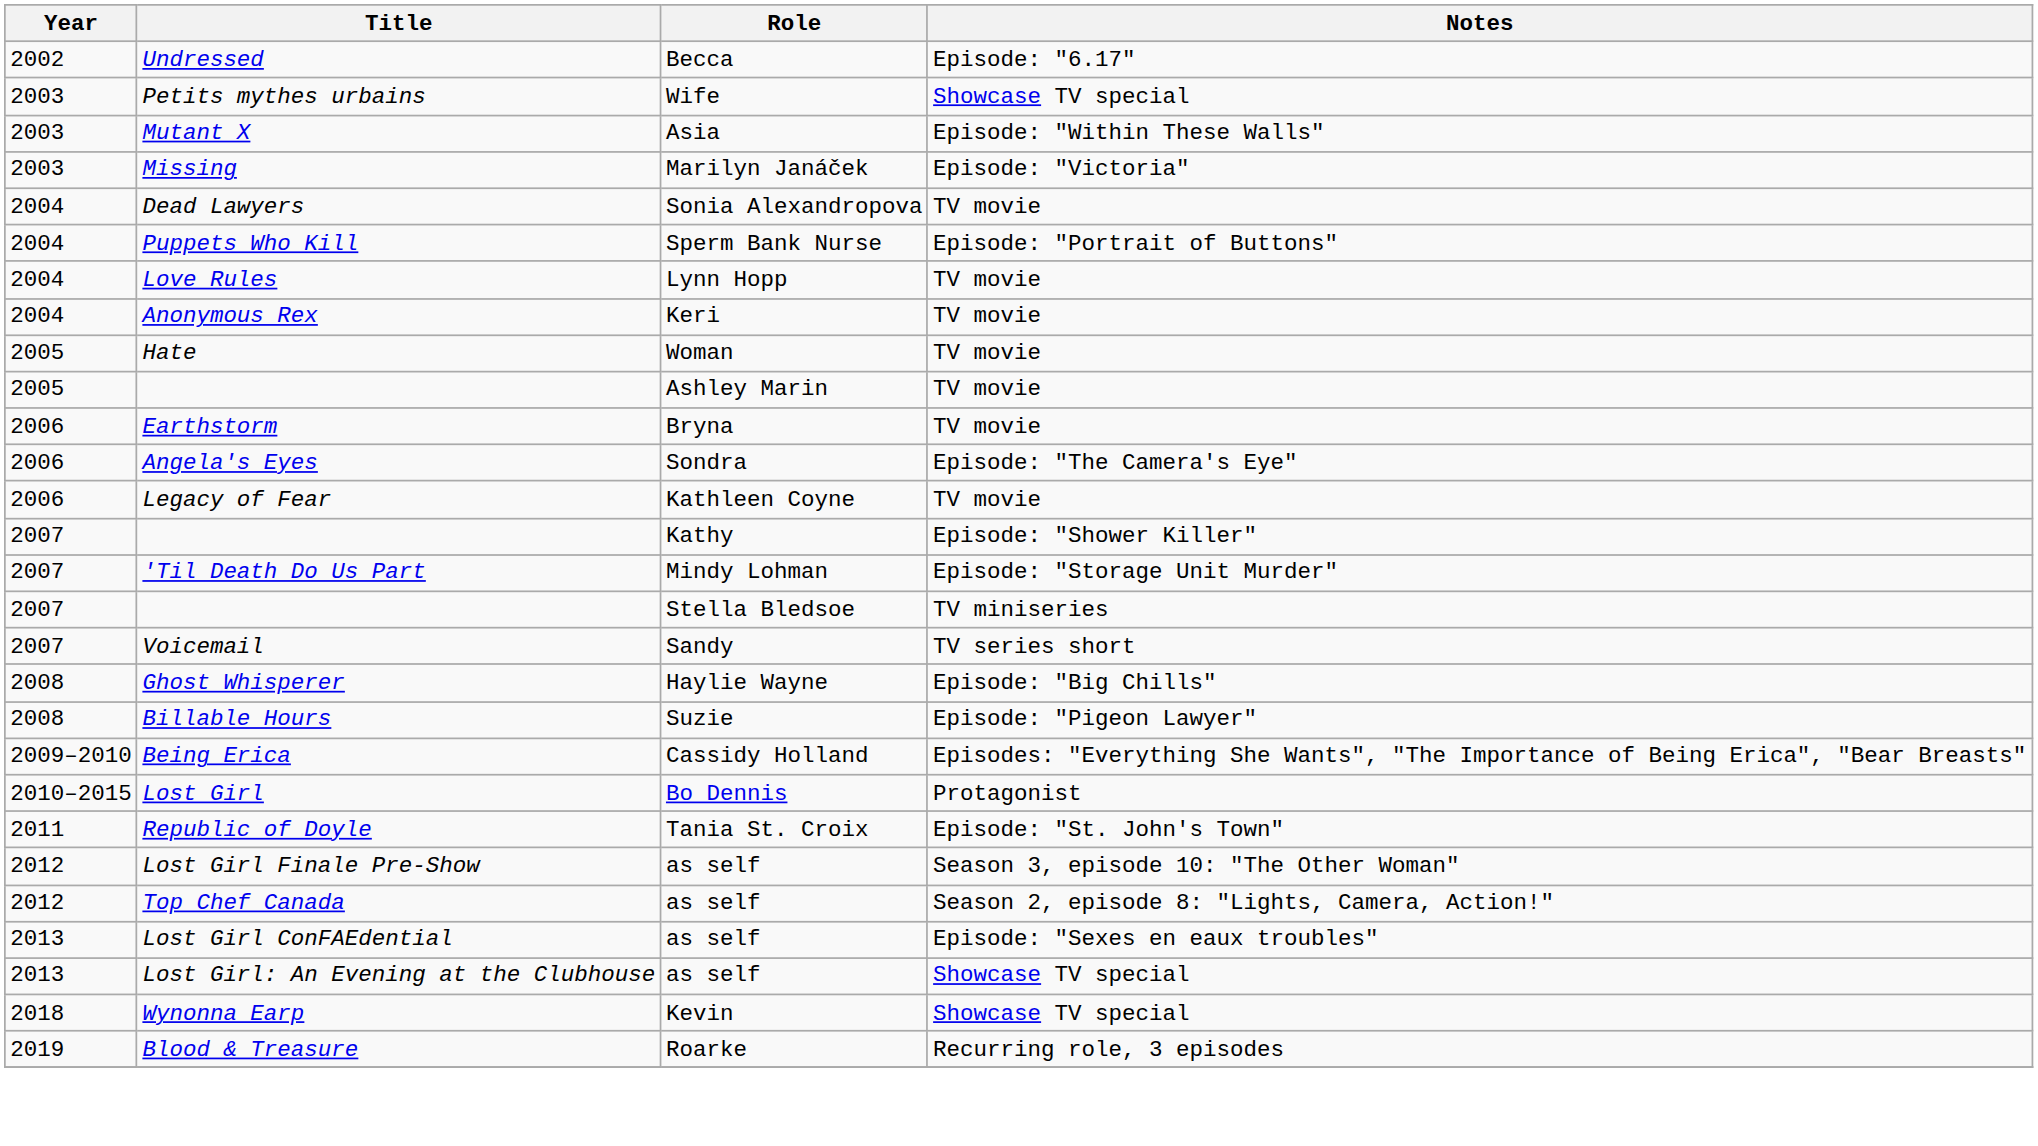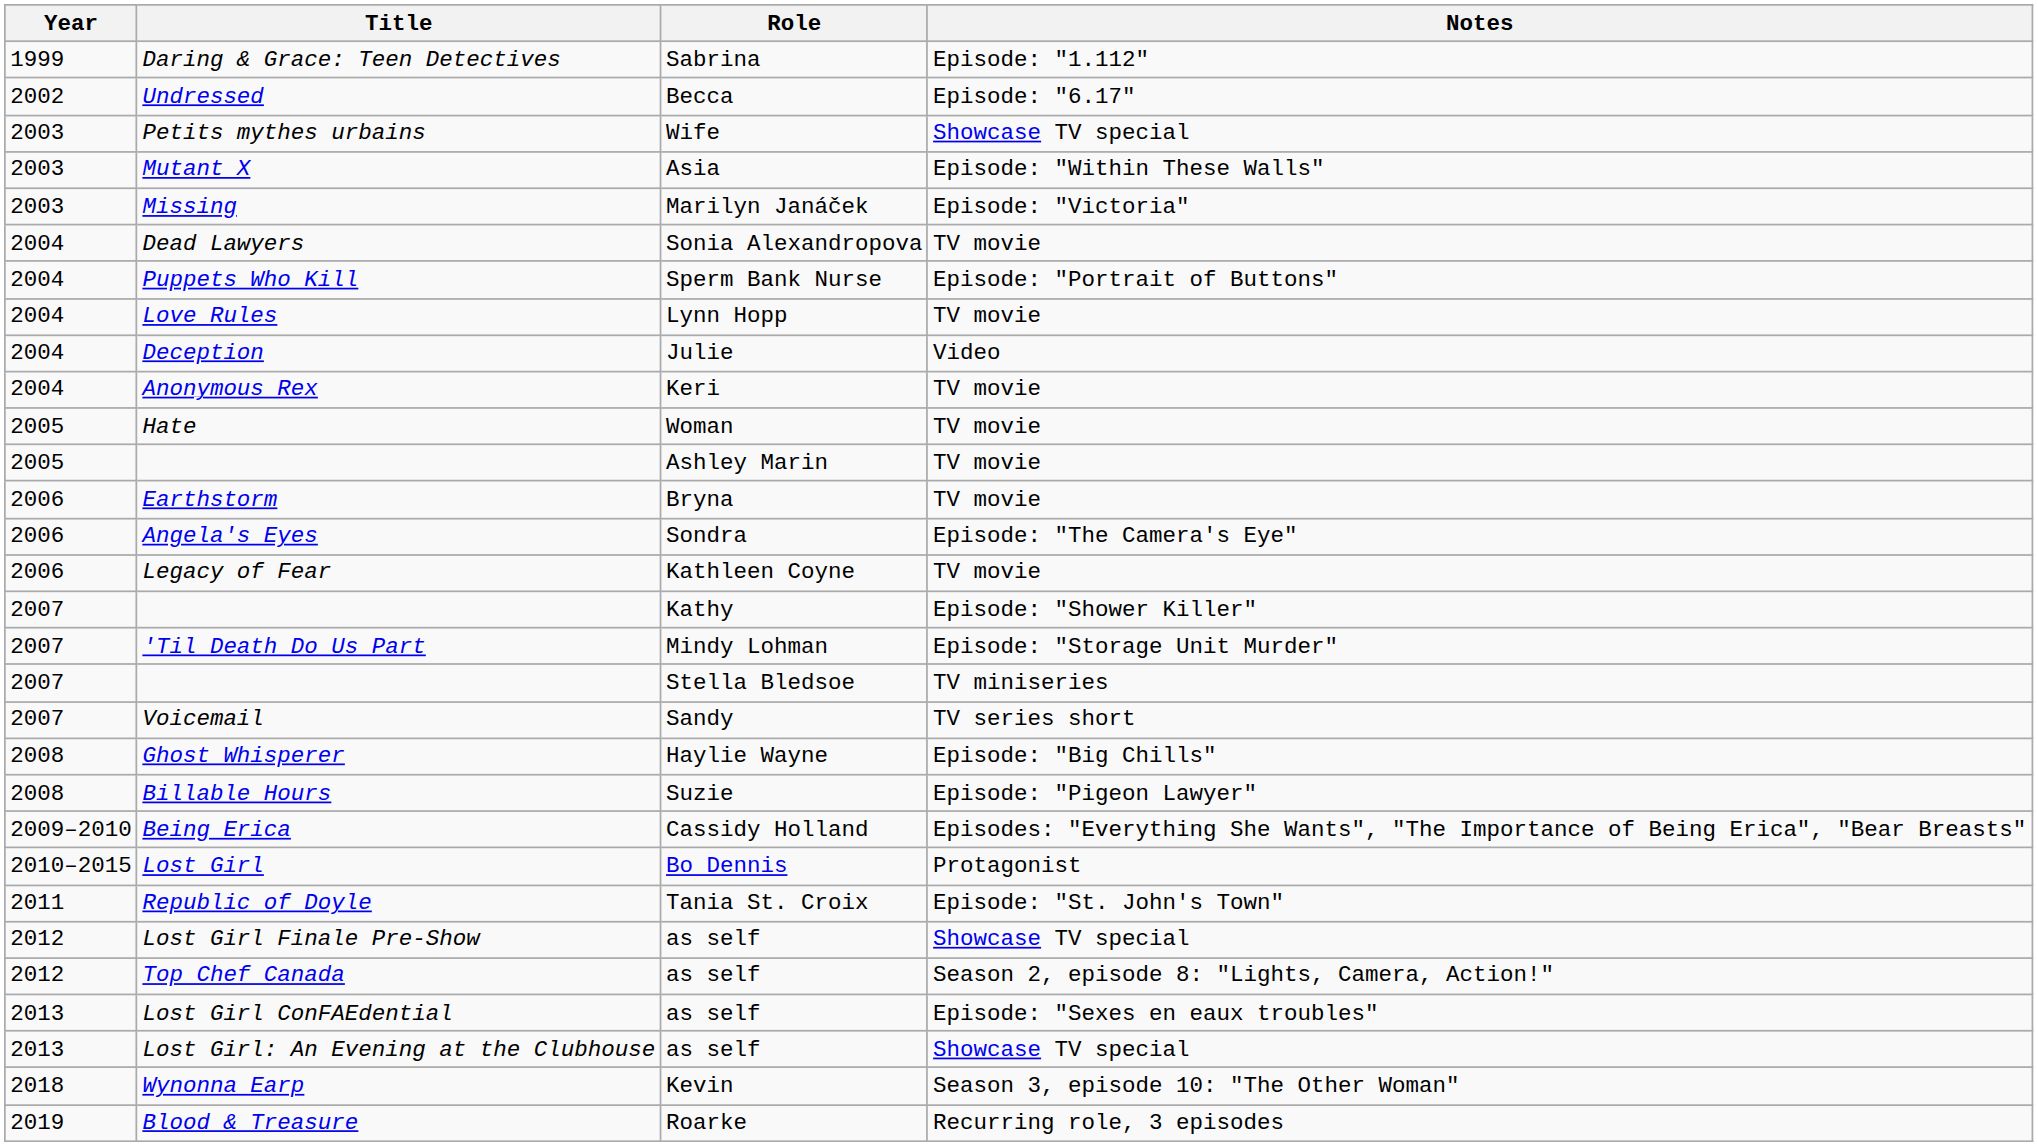+ row: (352, 60)
+ row: (203, 353)
(1196, 866) Season 3, episode 10: "The Other Woman" -> (1061, 940) Showcase TV special
(1061, 1013) Showcase TV special -> (1196, 1086) Season 3, episode 10: "The Other Woman"
